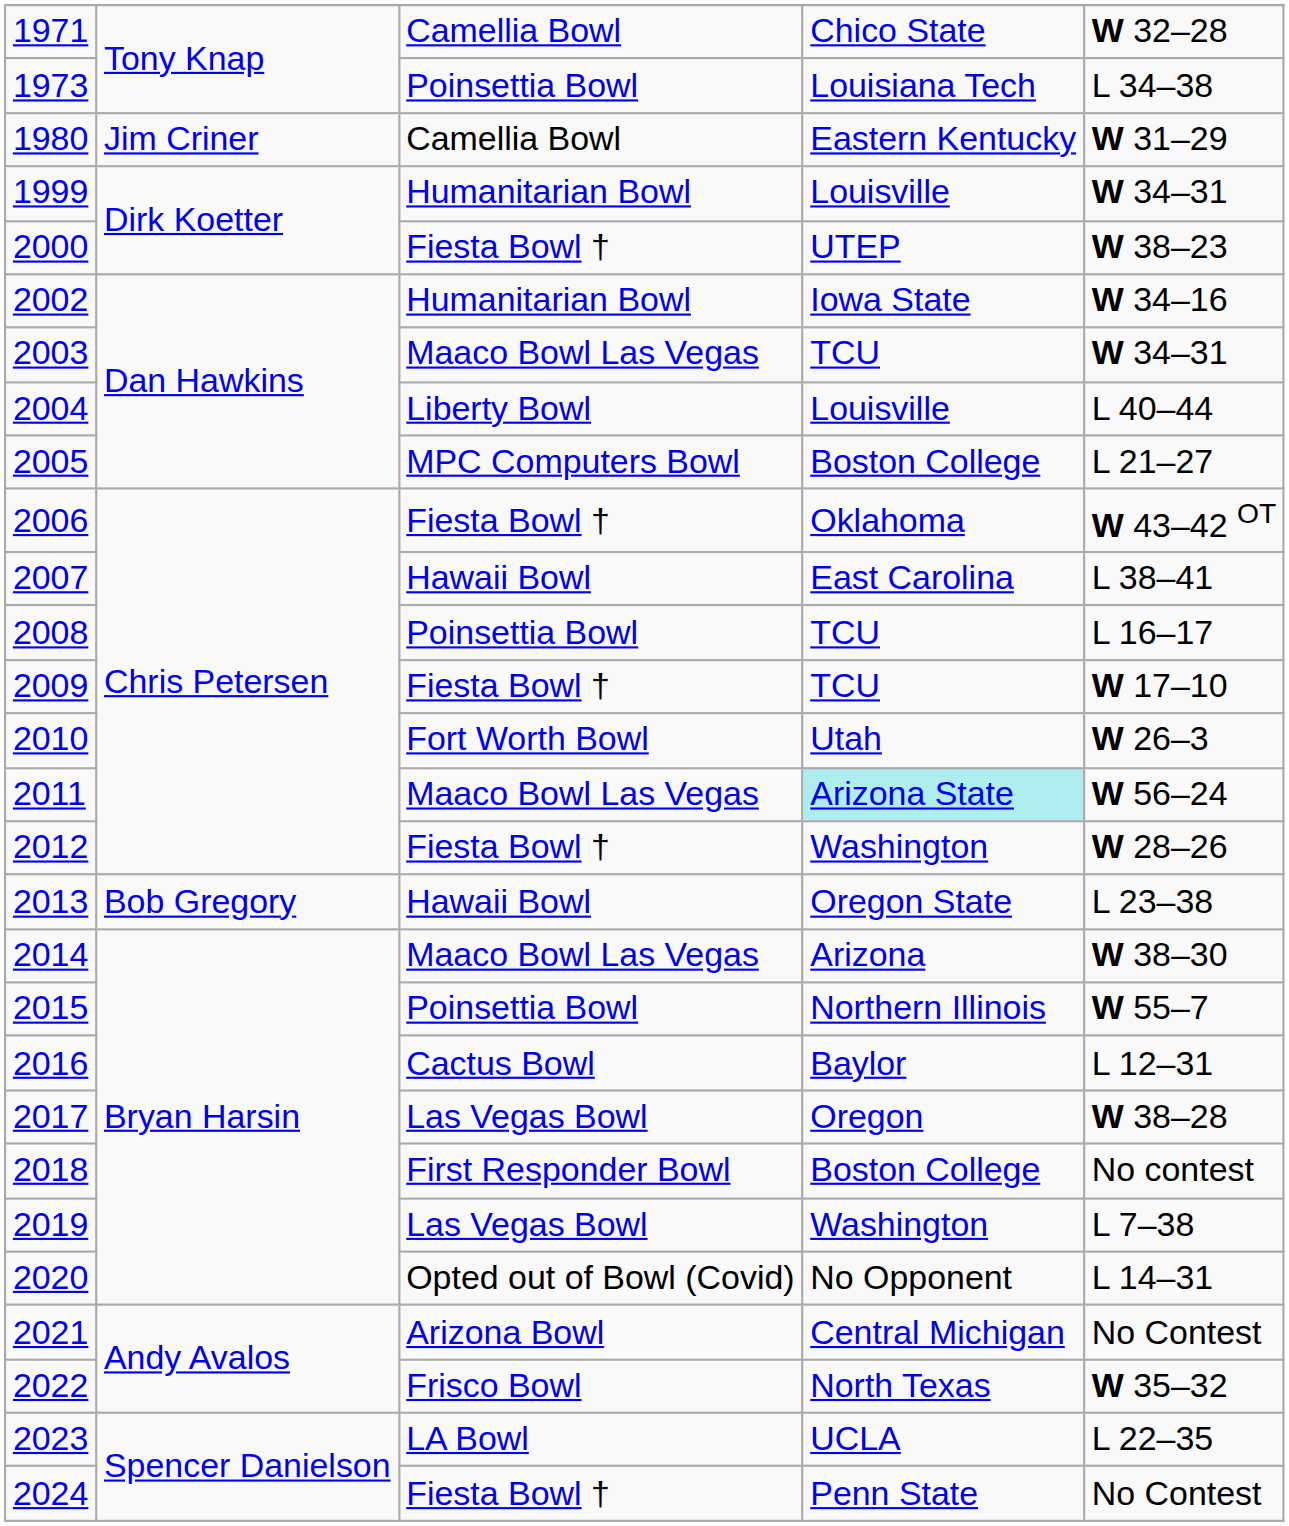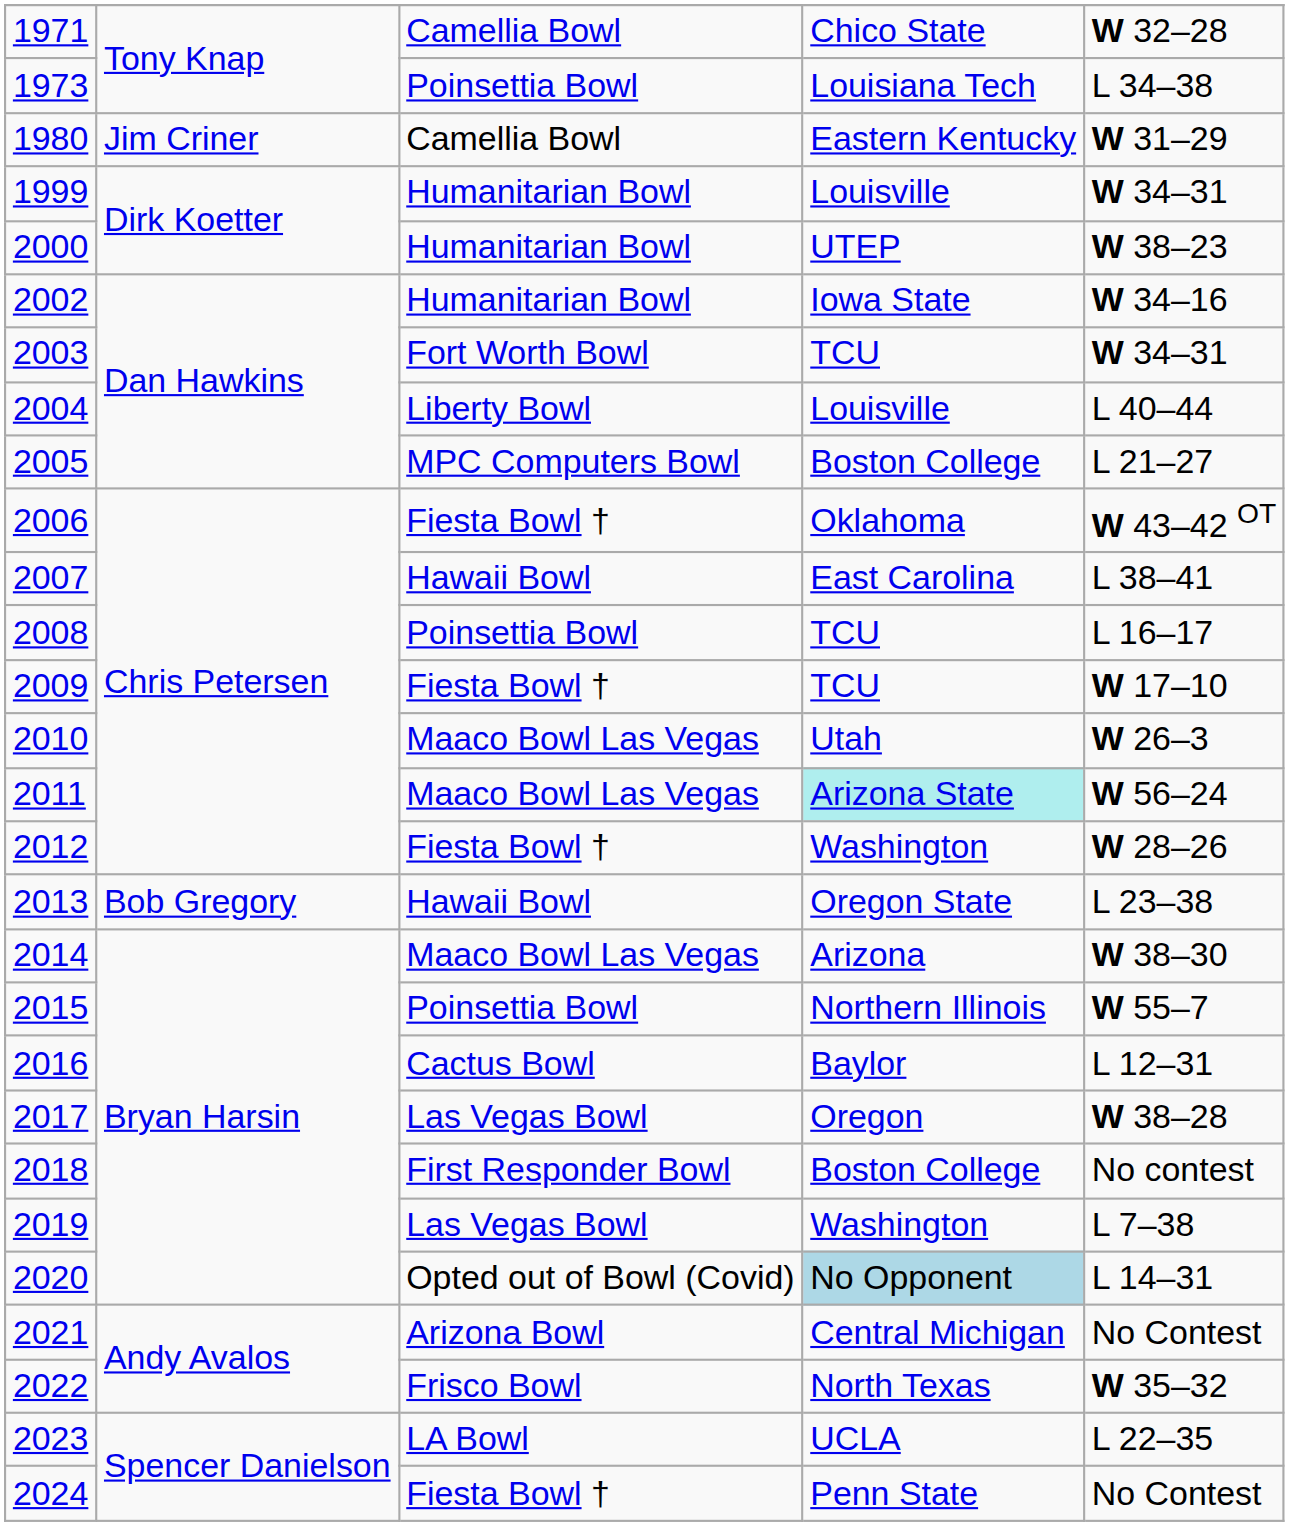(508, 246) Fiesta Bowl † -> (549, 246) Humanitarian Bowl
(583, 354) Maaco Bowl Las Vegas -> (528, 354) Fort Worth Bowl
(528, 739) Fort Worth Bowl -> (583, 739) Maaco Bowl Las Vegas
(911, 1277) no background -> (911, 1277) lightblue background
